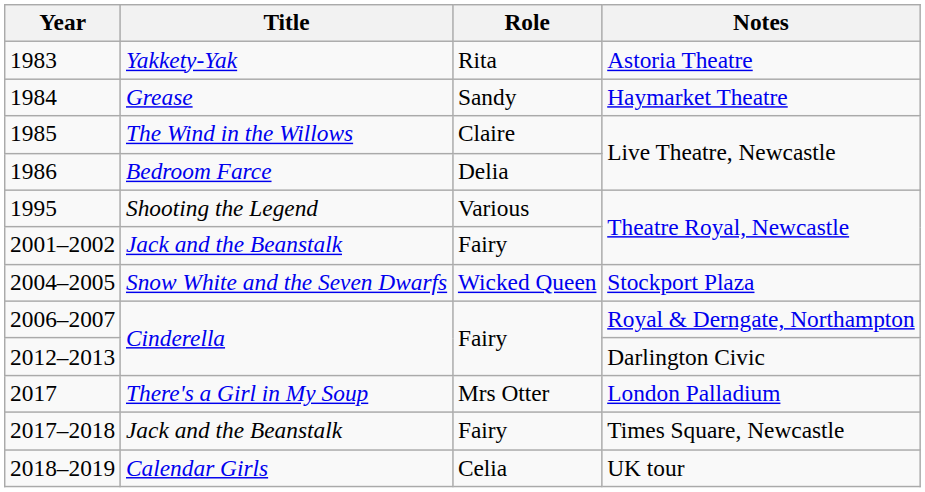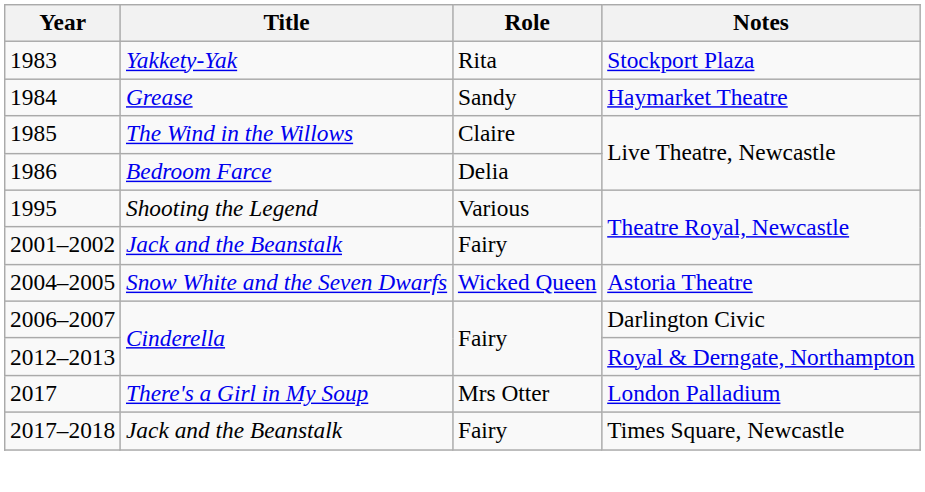(680, 60) Astoria Theatre -> (681, 60) Stockport Plaza
(681, 282) Stockport Plaza -> (680, 282) Astoria Theatre
(761, 319) Royal & Derngate, Northampton -> (686, 319) Darlington Civic
(686, 356) Darlington Civic -> (761, 356) Royal & Derngate, Northampton
- row: (63, 467)
